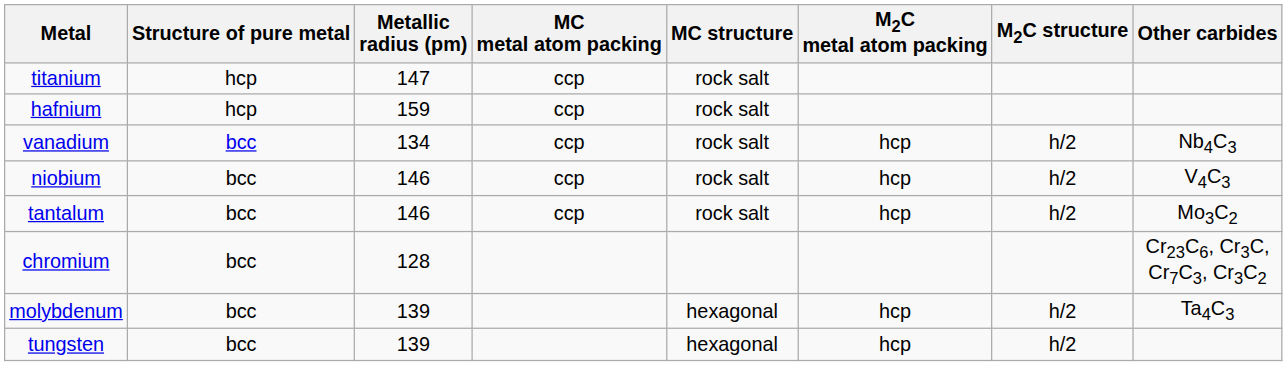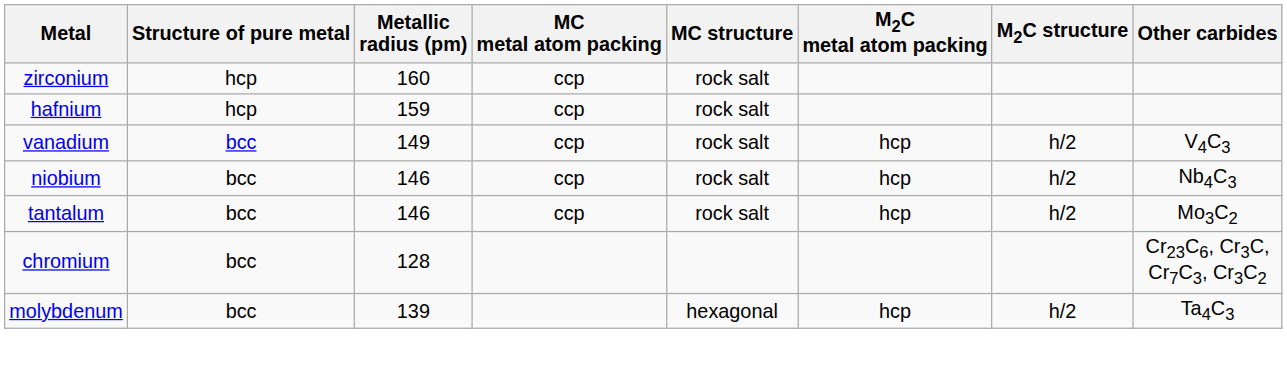- row: (66, 77)
+ row: (66, 77)
(413, 142) 134 -> (413, 142) 149
(1208, 143) Nb4C3 -> (1208, 143) V4C3
(1208, 178) V4C3 -> (1208, 178) Nb4C3
- row: (66, 344)
